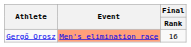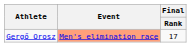(173, 35) 16 -> (173, 35) 17
